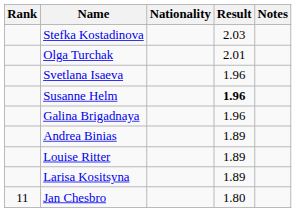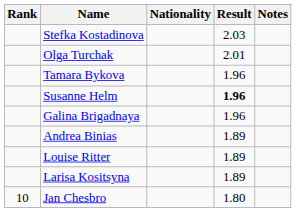- row: (83, 75)
+ row: (84, 75)
(22, 197) 11 -> (22, 197) 10
